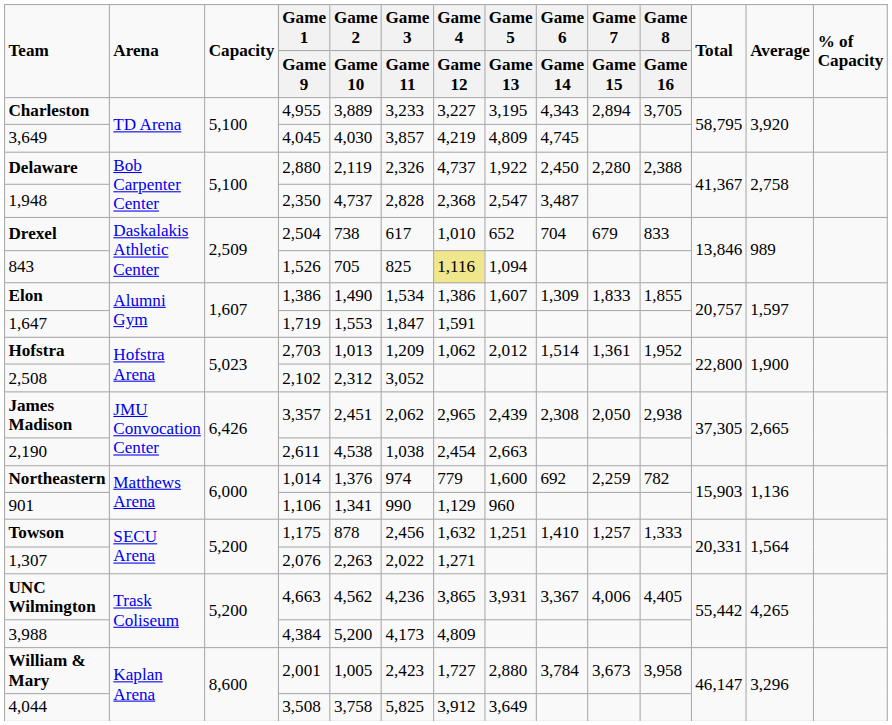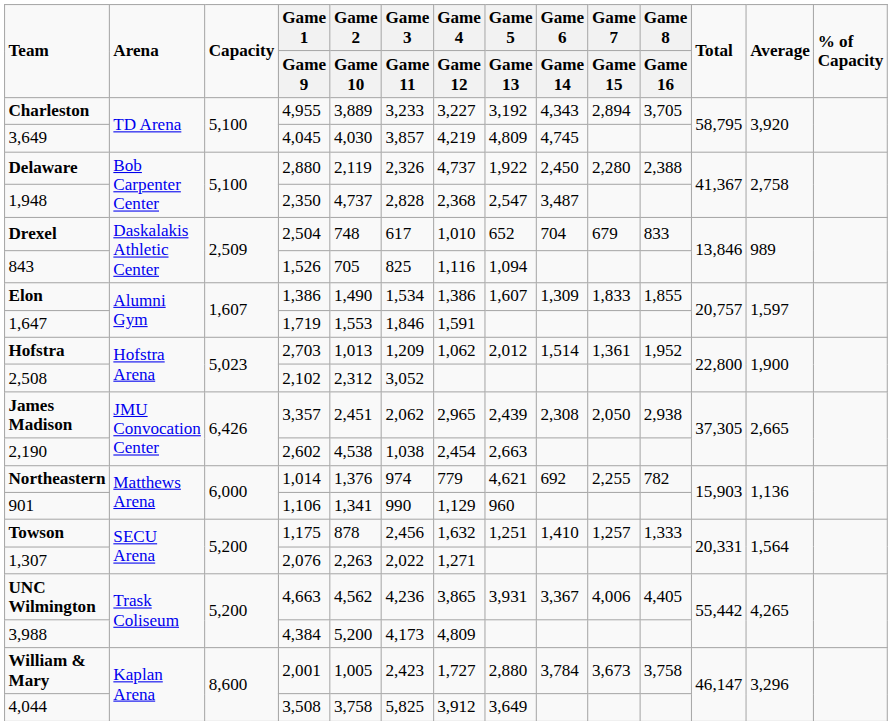(508, 110) 3,195 -> (508, 110) 3,192
(347, 233) 738 -> (347, 233) 748
(456, 266) khaki background -> (456, 266) no background
(405, 323) 1,847 -> (405, 323) 1,846
(301, 451) 2,611 -> (302, 451) 2,602
(508, 478) 1,600 -> (508, 478) 4,621
(611, 478) 2,259 -> (611, 478) 2,255
(663, 670) 3,958 -> (663, 670) 3,758
